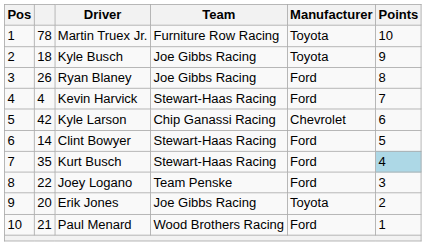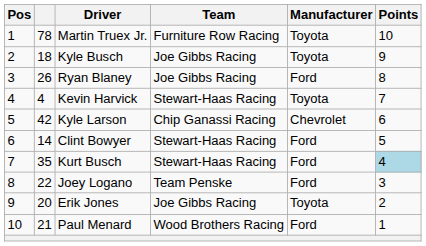(303, 98) Ford -> (309, 98) Toyota
